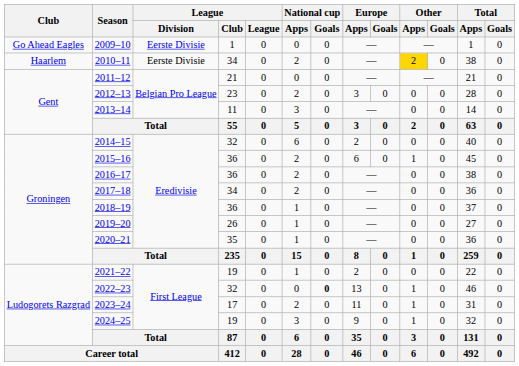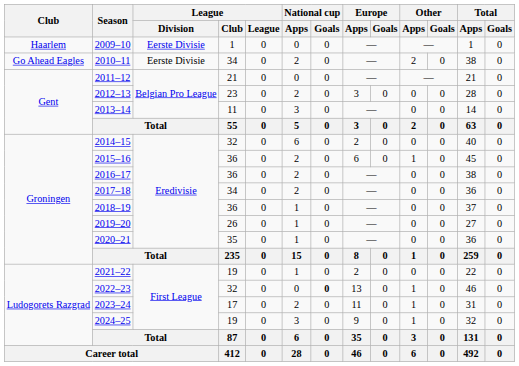(48, 45) Go Ahead Eagles -> (48, 45) Haarlem
(48, 61) Haarlem -> (48, 61) Go Ahead Eagles
(414, 61) gold background -> (414, 61) no background
